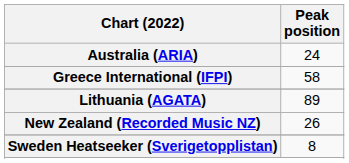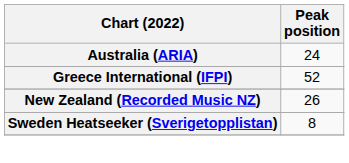(312, 77) 58 -> (312, 77) 52
- row: (143, 100)
